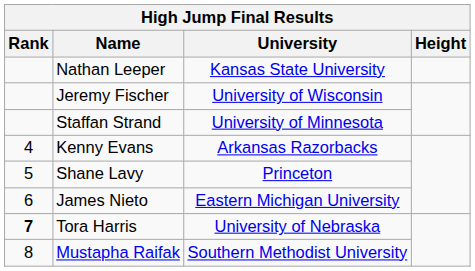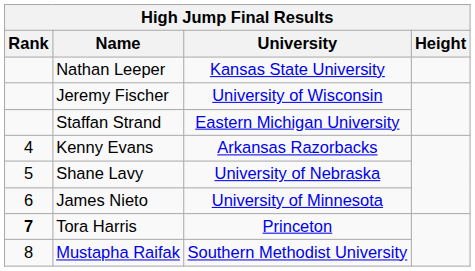(297, 122) University of Minnesota -> (297, 122) Eastern Michigan University
(297, 174) Princeton -> (297, 174) University of Nebraska
(297, 200) Eastern Michigan University -> (297, 200) University of Minnesota
(297, 226) University of Nebraska -> (297, 226) Princeton
